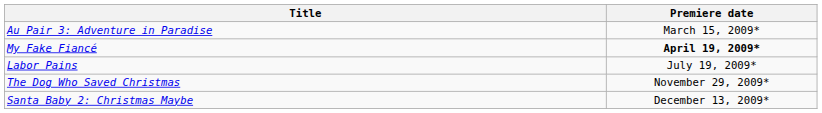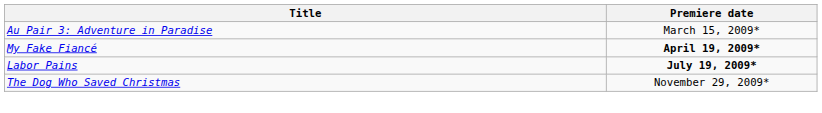(712, 65) normal -> (712, 65) bold
- row: (100, 100)
